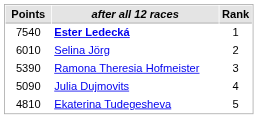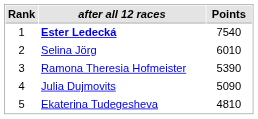columns swapped: (236, 14) <-> (28, 14)
